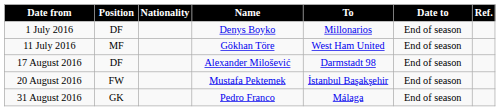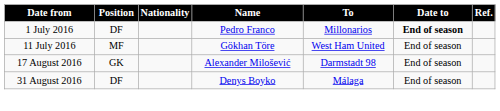(247, 30) Denys Boyko -> (247, 30) Pedro Franco
(433, 30) normal -> (433, 30) bold
(116, 63) DF -> (116, 63) GK
- row: (49, 80)
(116, 97) GK -> (116, 80) DF
(247, 97) Pedro Franco -> (247, 80) Denys Boyko
